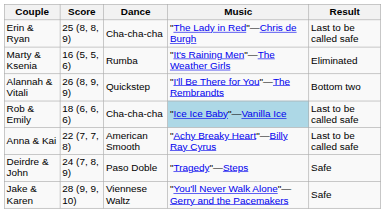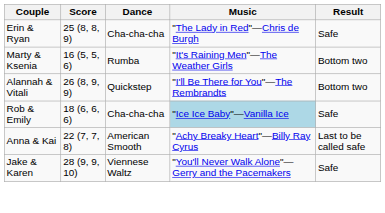(335, 33) Last to be called safe -> (328, 33) Safe
(334, 60) Eliminated -> (343, 60) Bottom two
(335, 114) Last to be called safe -> (328, 114) Safe
- row: (28, 168)
